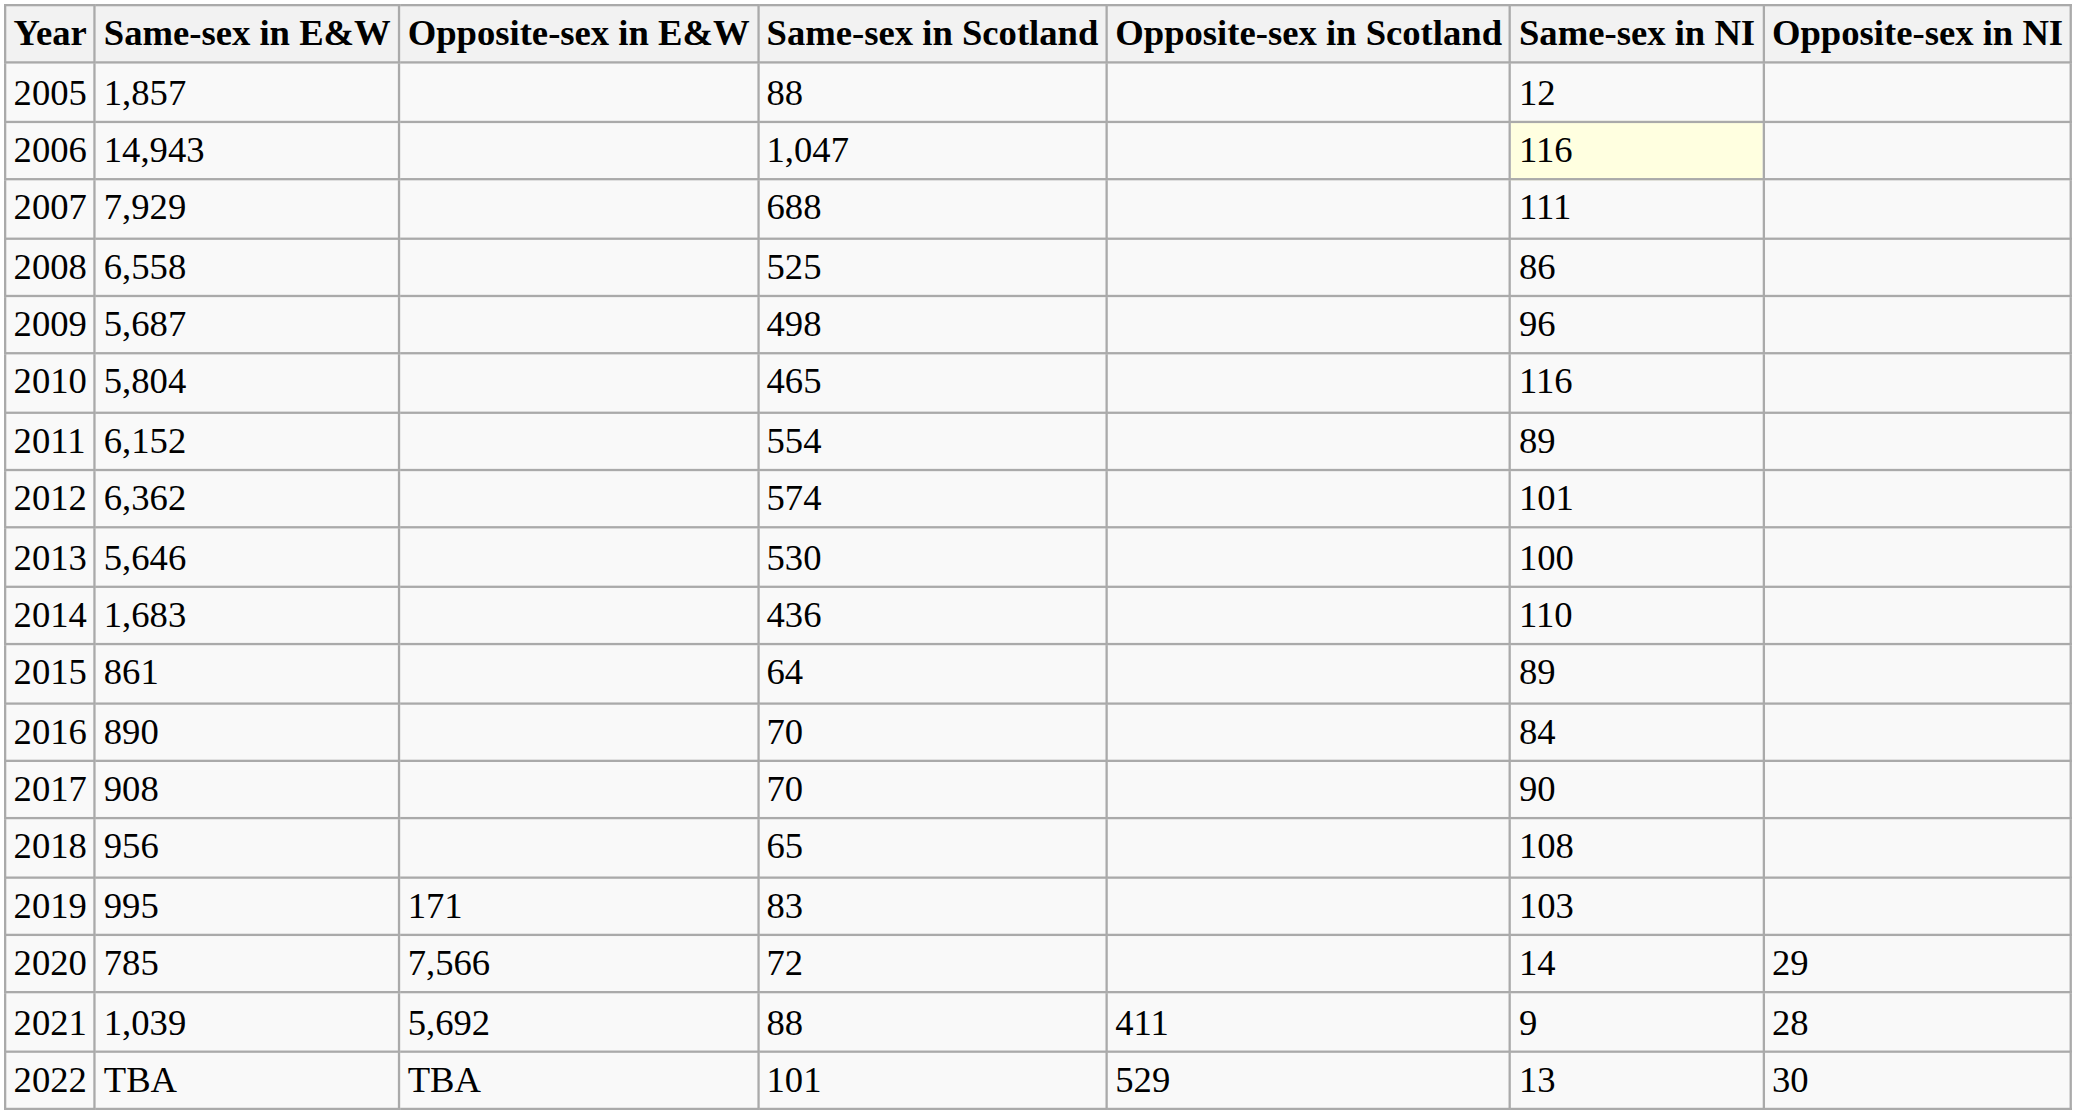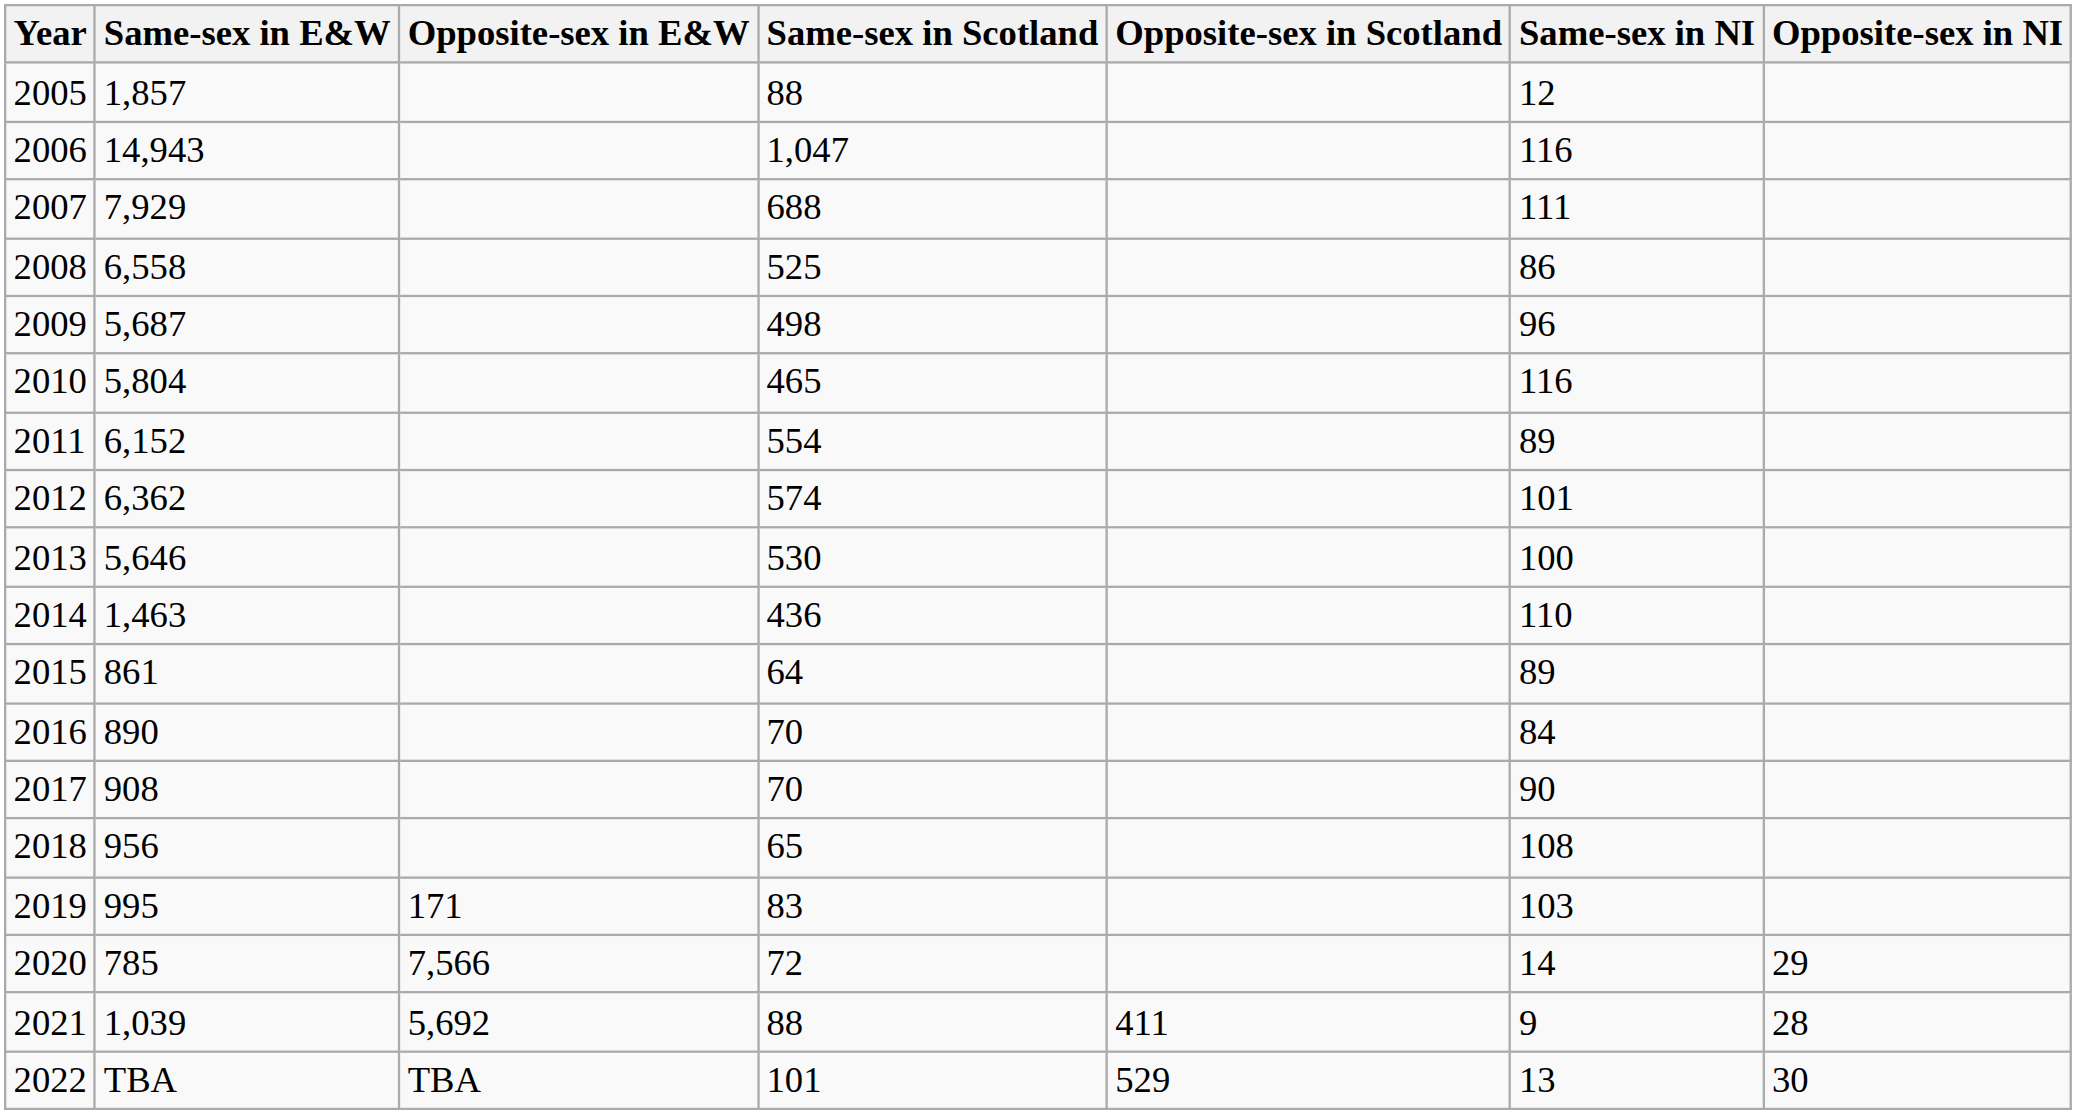(1546, 149) lightyellow background -> (1546, 149) no background
(145, 614) 1,683 -> (145, 614) 1,463
